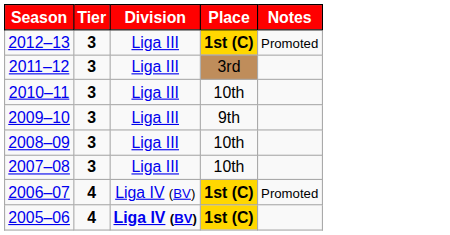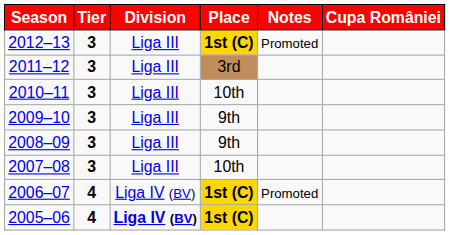+ column: (383, 17)
(229, 143) 10th -> (229, 143) 9th
